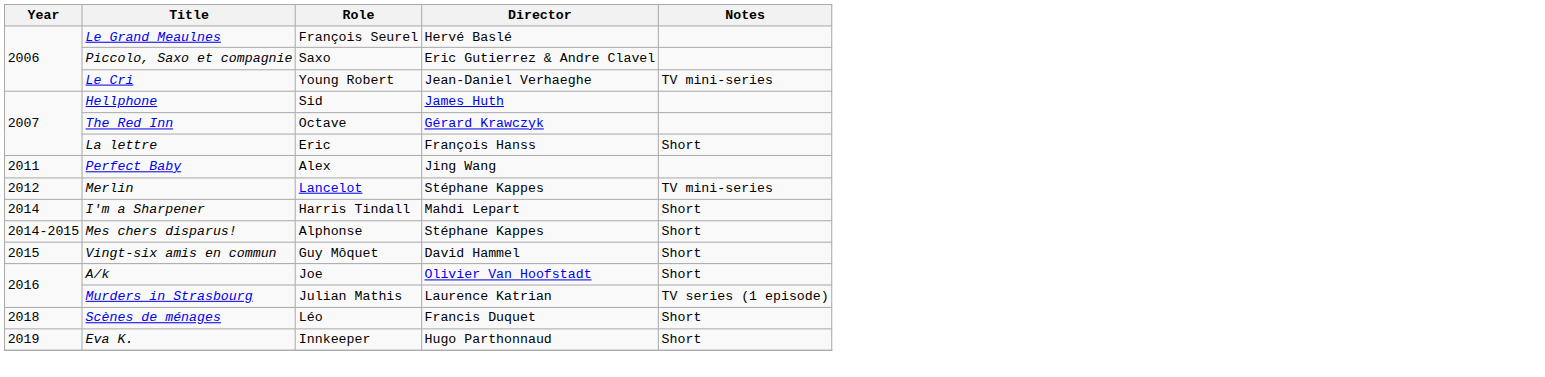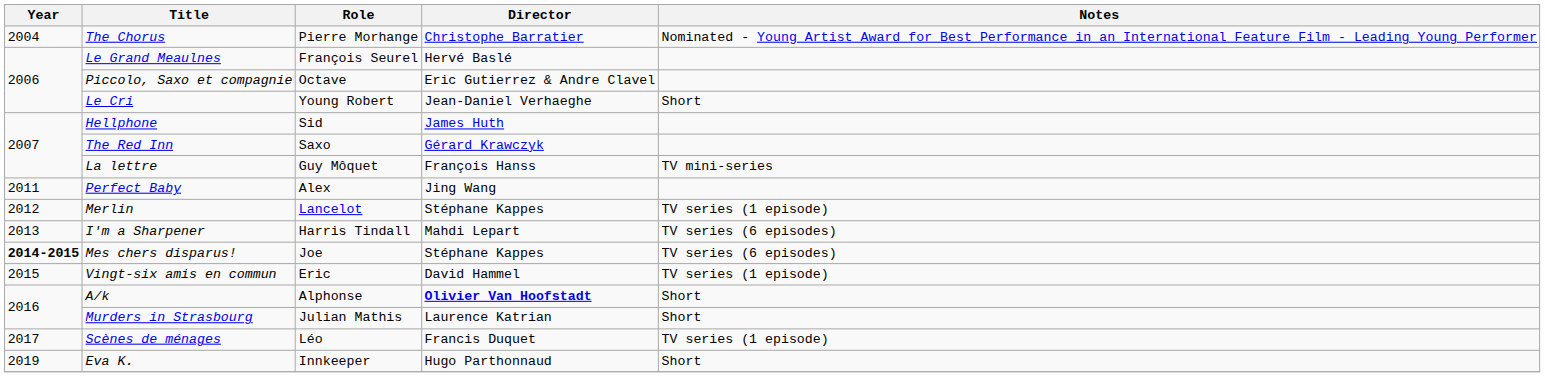+ row: (125, 37)
(315, 59) Saxo -> (323, 80) Octave
(717, 80) TV mini-series -> (681, 102) Short
(323, 123) Octave -> (315, 145) Saxo
(315, 145) Eric -> (339, 167) Guy Môquet
(681, 145) Short -> (717, 167) TV mini-series
(717, 188) TV mini-series -> (745, 210) TV series (1 episode)
(24, 210) 2014 -> (24, 231) 2013
(681, 210) Short -> (749, 231) TV series (6 episodes)
(43, 231) normal -> (43, 253) bold
(331, 231) Alphonse -> (311, 253) Joe
(681, 231) Short -> (749, 253) TV series (6 episodes)
(339, 253) Guy Môquet -> (315, 275) Eric
(681, 253) Short -> (745, 275) TV series (1 episode)
(311, 275) Joe -> (331, 296) Alphonse
(508, 275) normal -> (508, 296) bold
(745, 296) TV series (1 episode) -> (681, 318) Short
(24, 318) 2018 -> (24, 339) 2017
(681, 318) Short -> (745, 339) TV series (1 episode)
